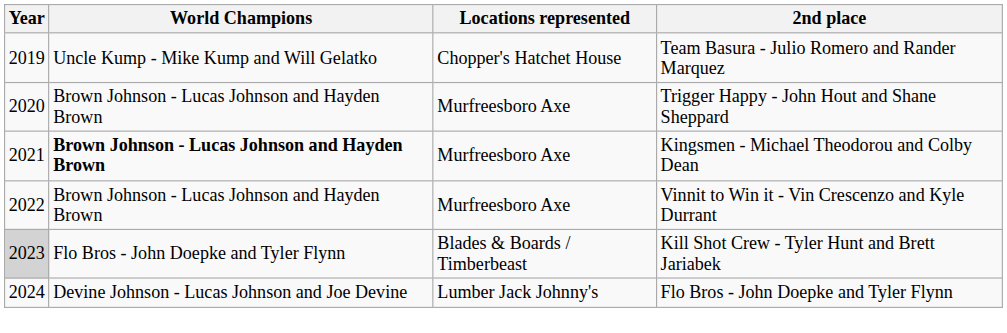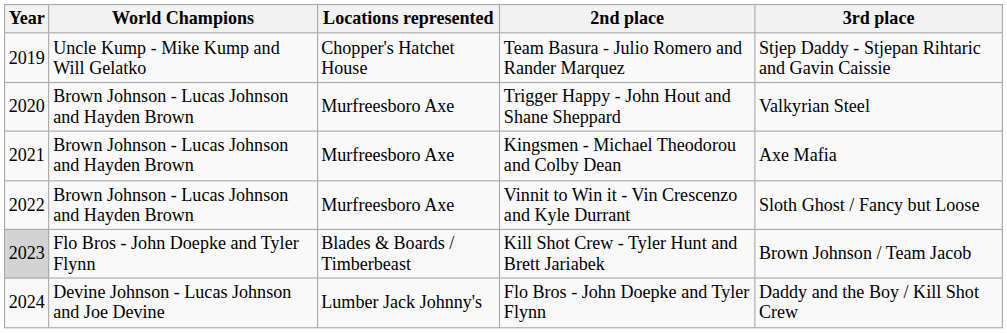+ column: (879, 18)
(228, 155) bold -> (171, 155) normal
